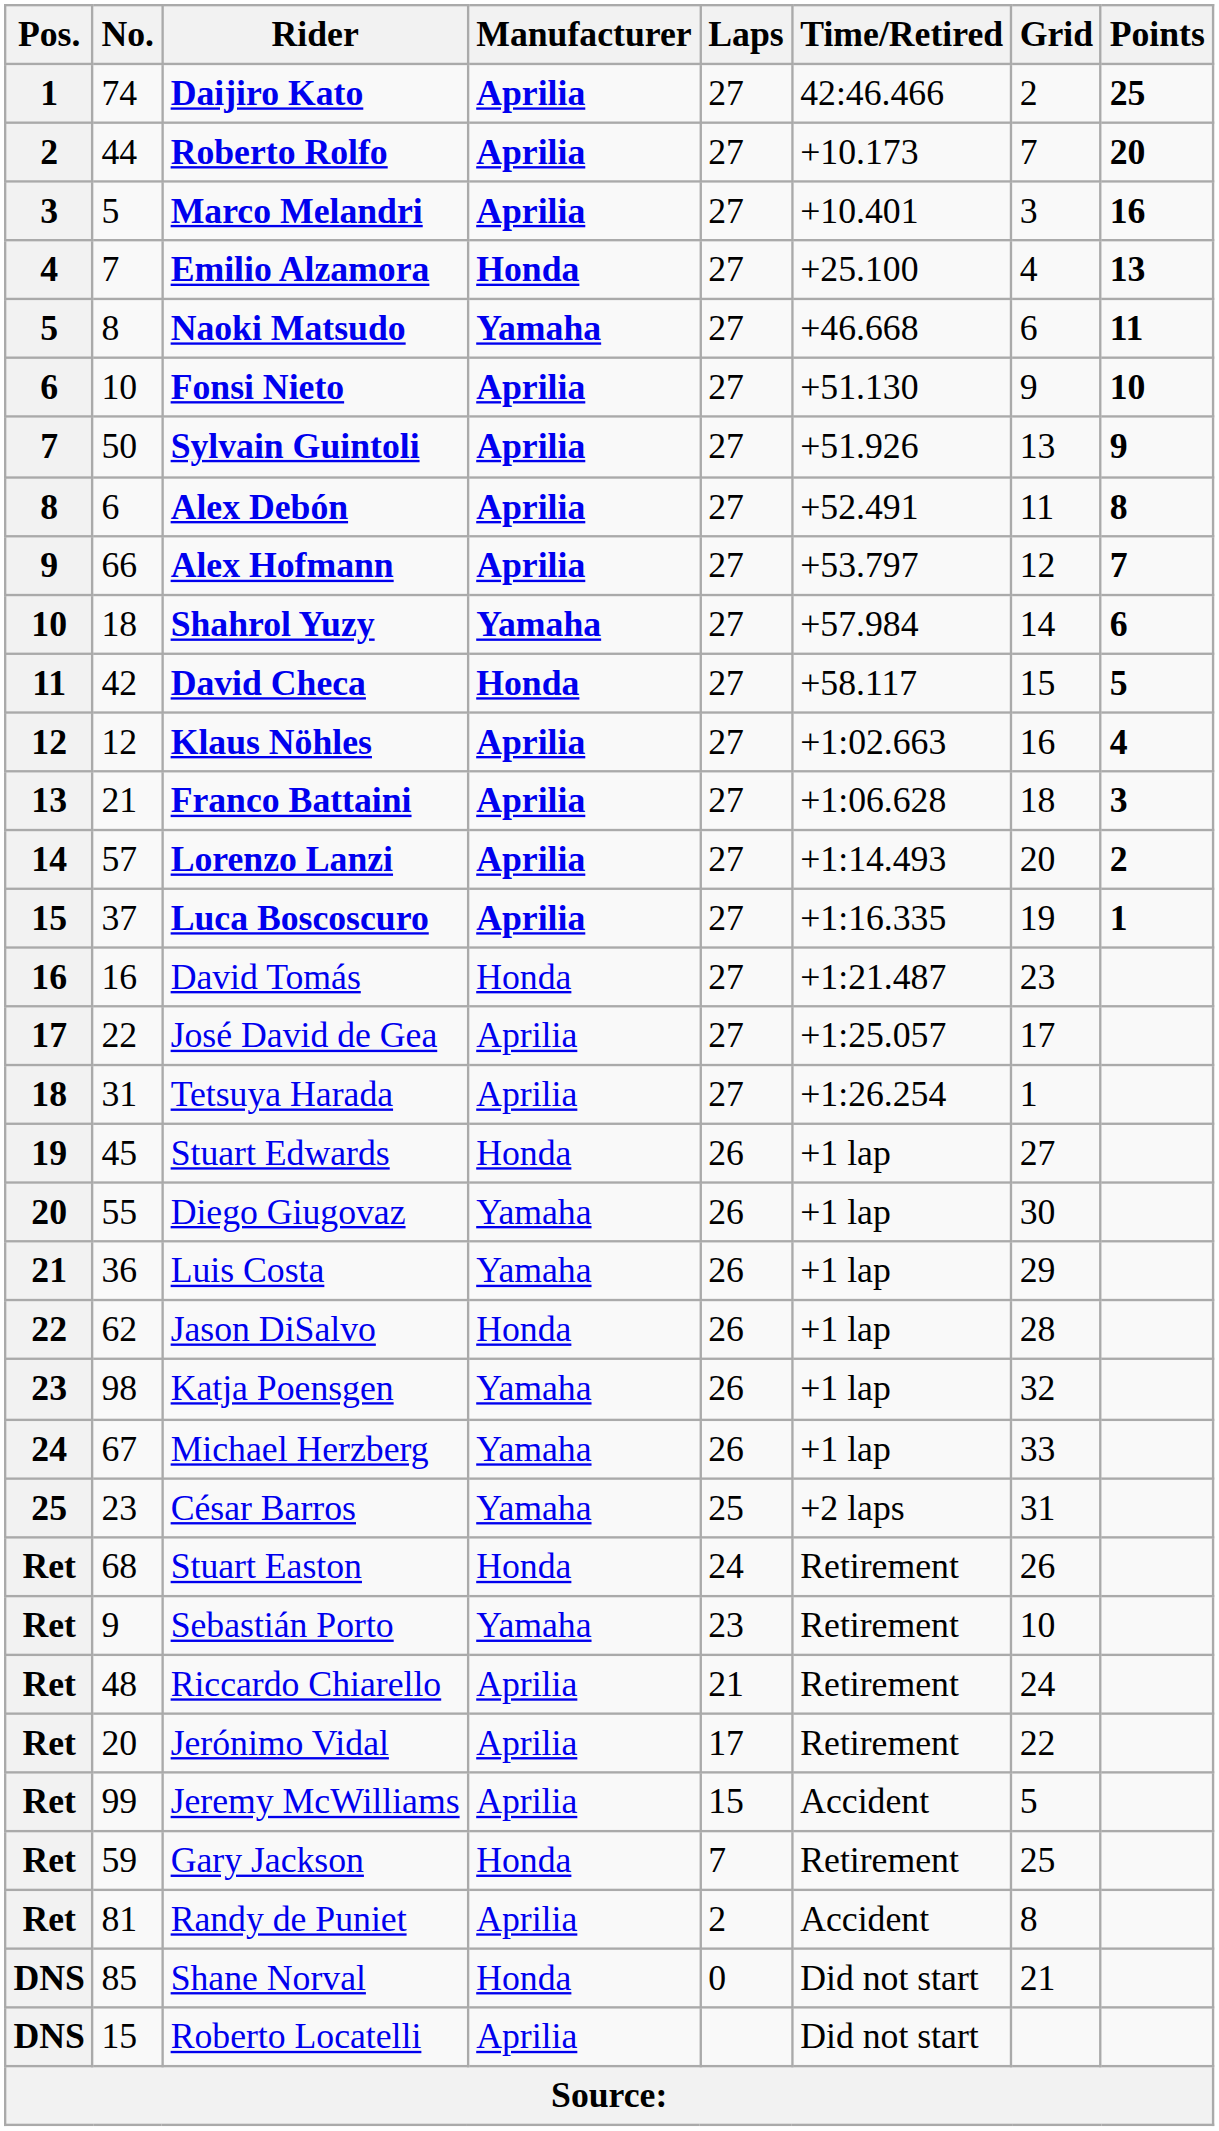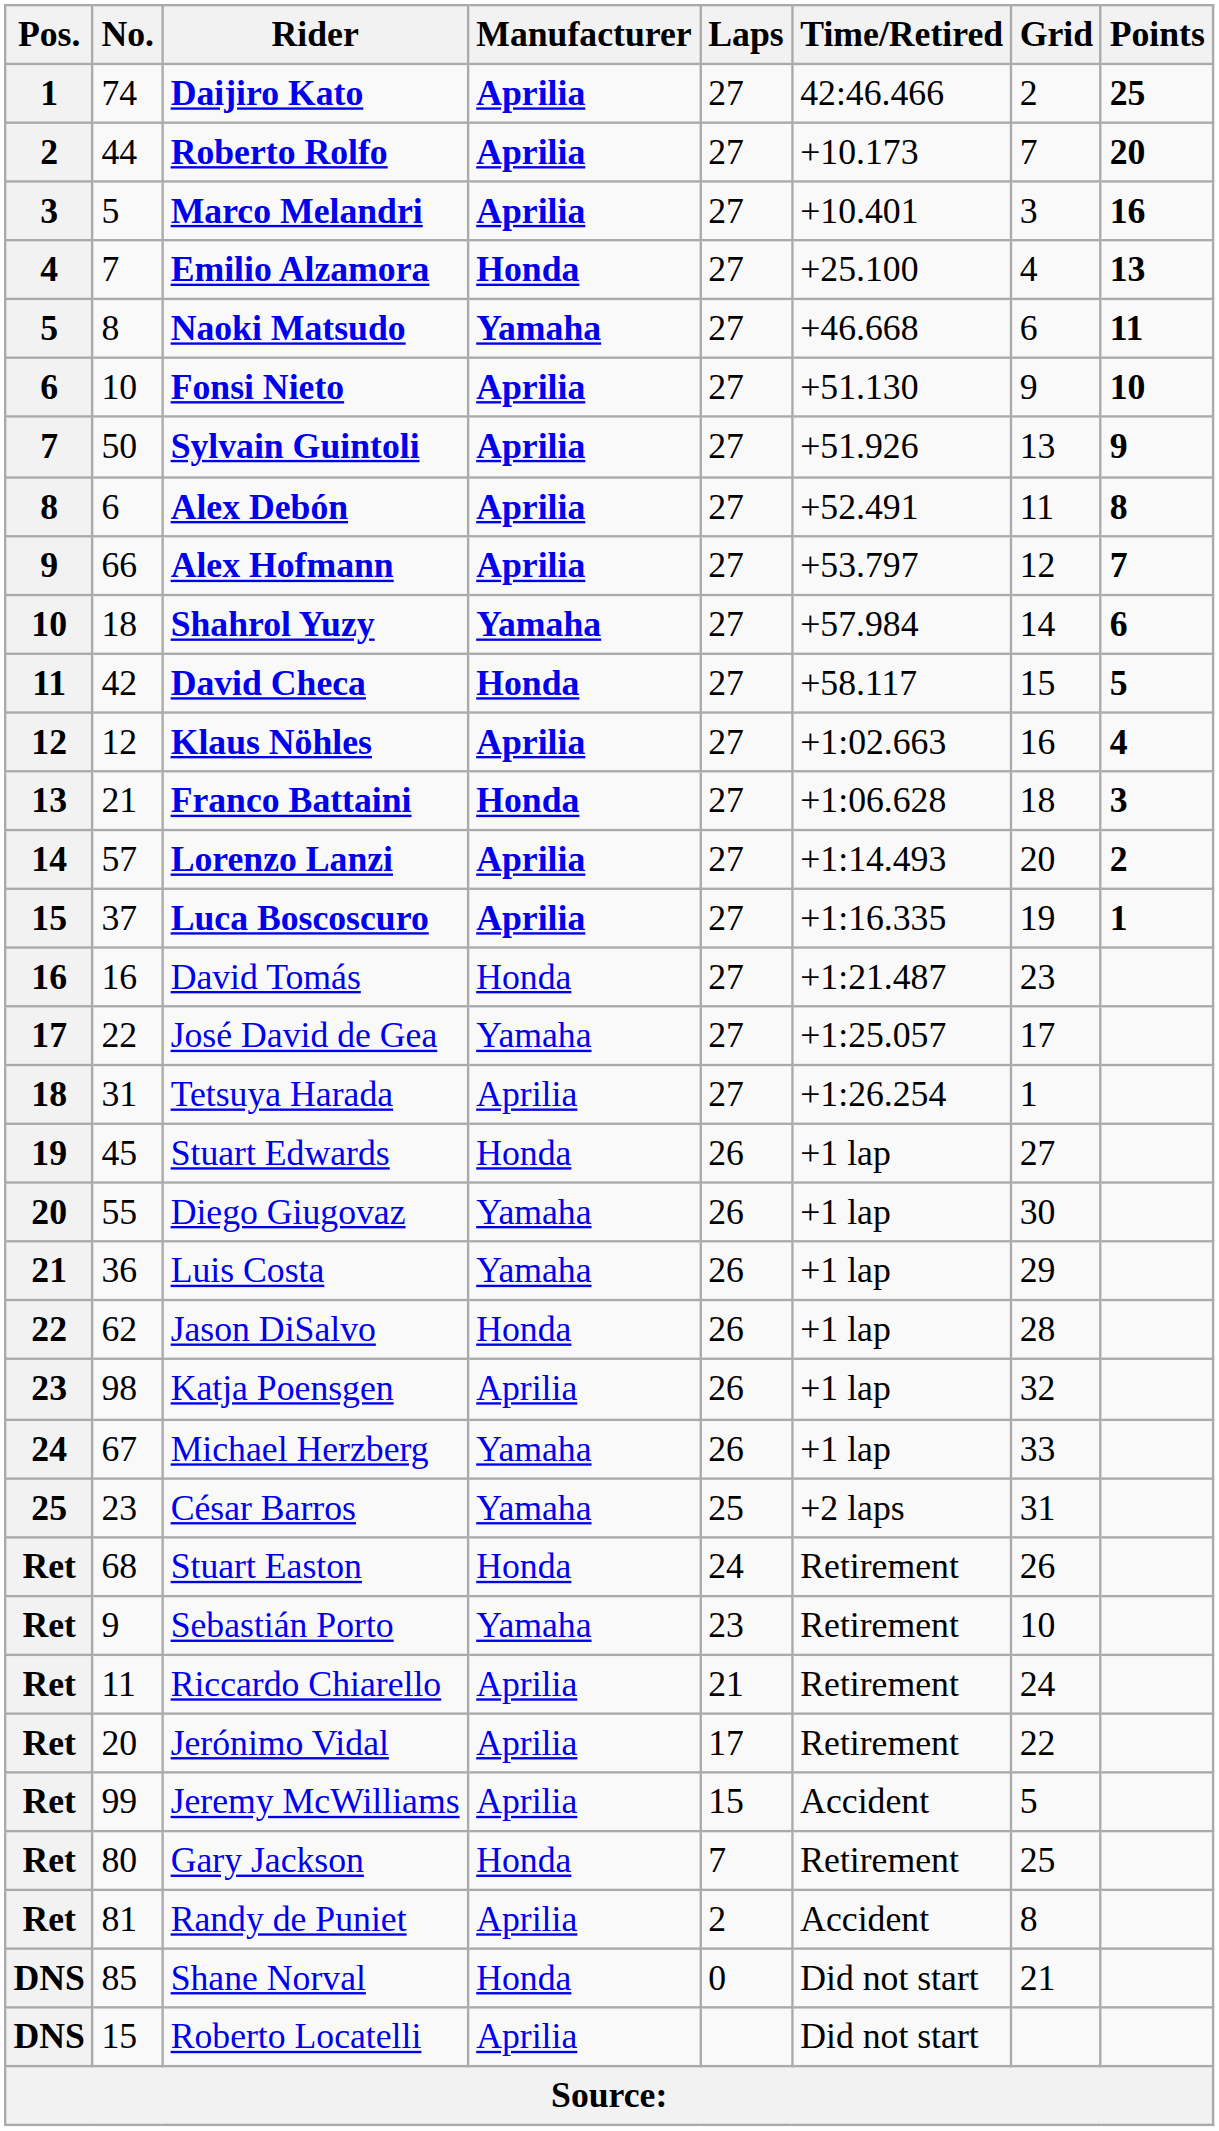(531, 799) Aprilia -> (528, 799) Honda
(527, 1035) Aprilia -> (534, 1035) Yamaha
(534, 1388) Yamaha -> (527, 1388) Aprilia
(119, 1683) 48 -> (119, 1683) 11
(119, 1859) 59 -> (119, 1859) 80
